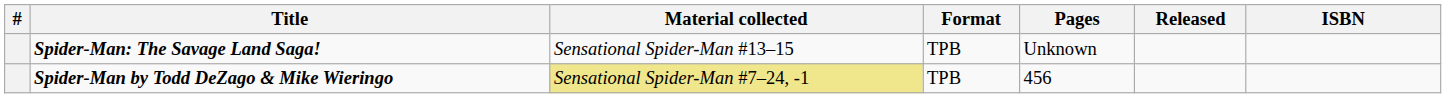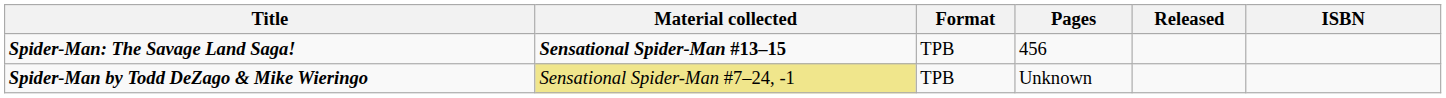- column: (17, 19)
(674, 48) normal -> (663, 48) bold
(1060, 48) Unknown -> (1033, 48) 456
(1038, 78) 456 -> (1056, 78) Unknown
